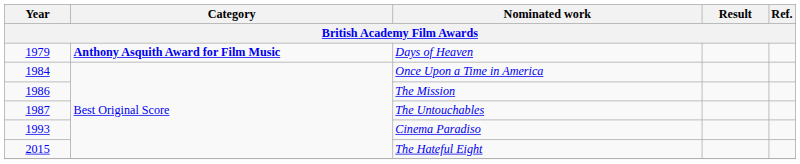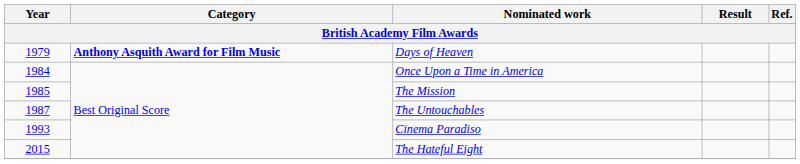(38, 91) 1986 -> (38, 91) 1985
